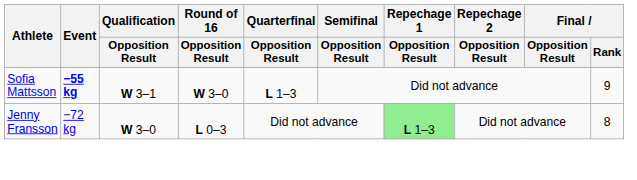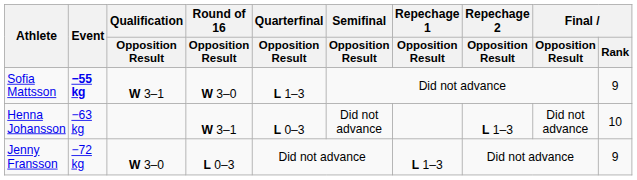+ row: (36, 122)
(419, 130) lightgreen background -> (427, 166) no background
(607, 122) 8 -> (615, 157) 9
